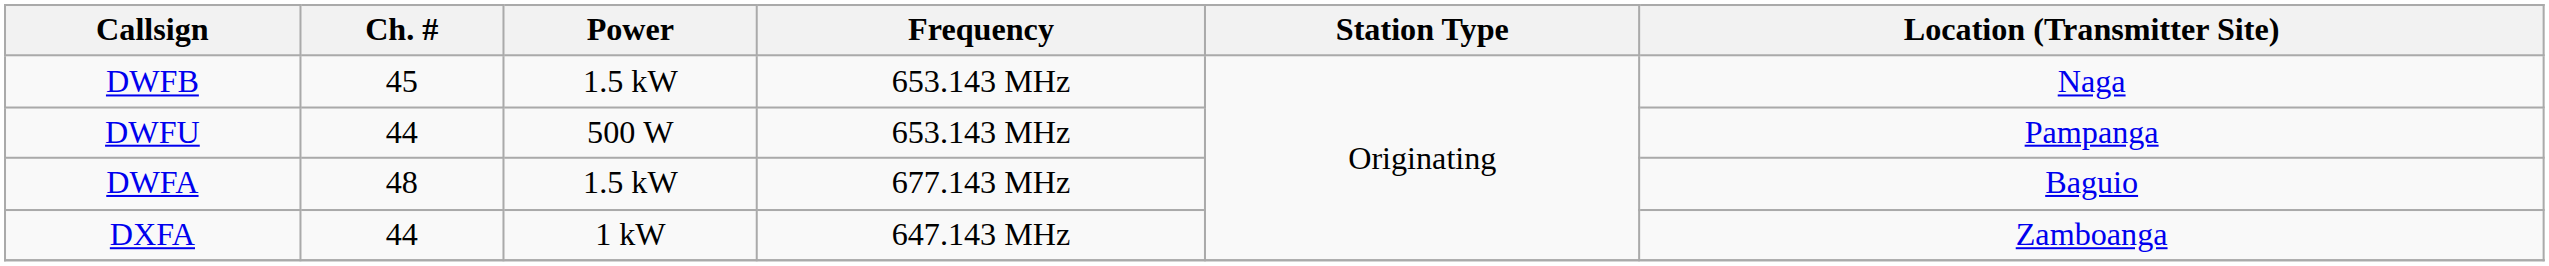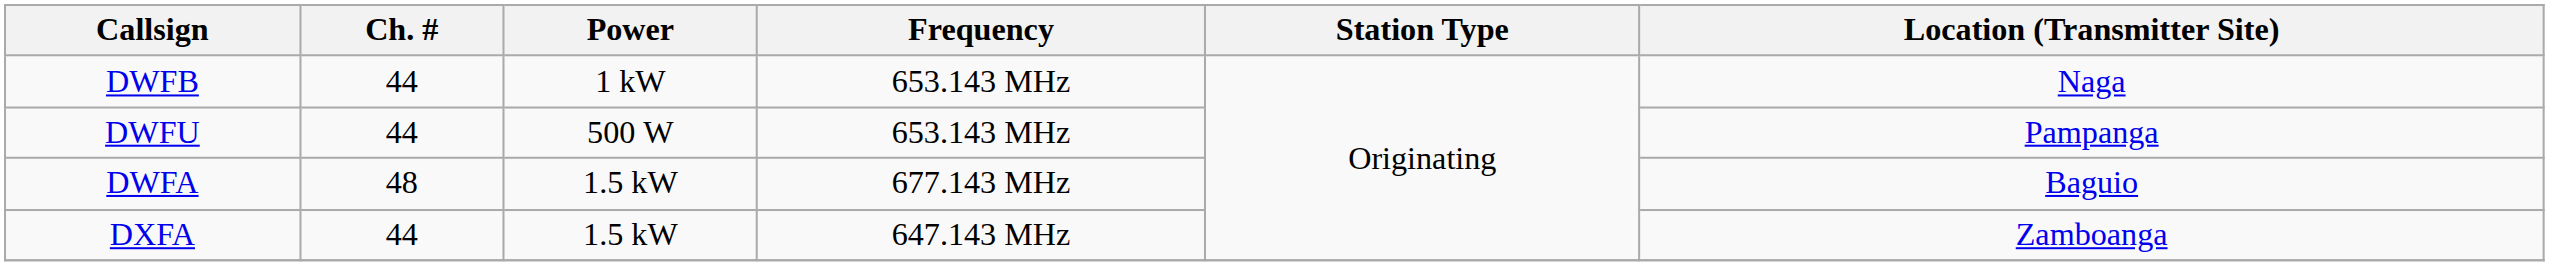(402, 81) 45 -> (402, 81) 44
(630, 81) 1.5 kW -> (630, 81) 1 kW
(630, 234) 1 kW -> (630, 234) 1.5 kW
